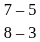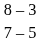rows swapped: (20, 32) <-> (20, 10)
